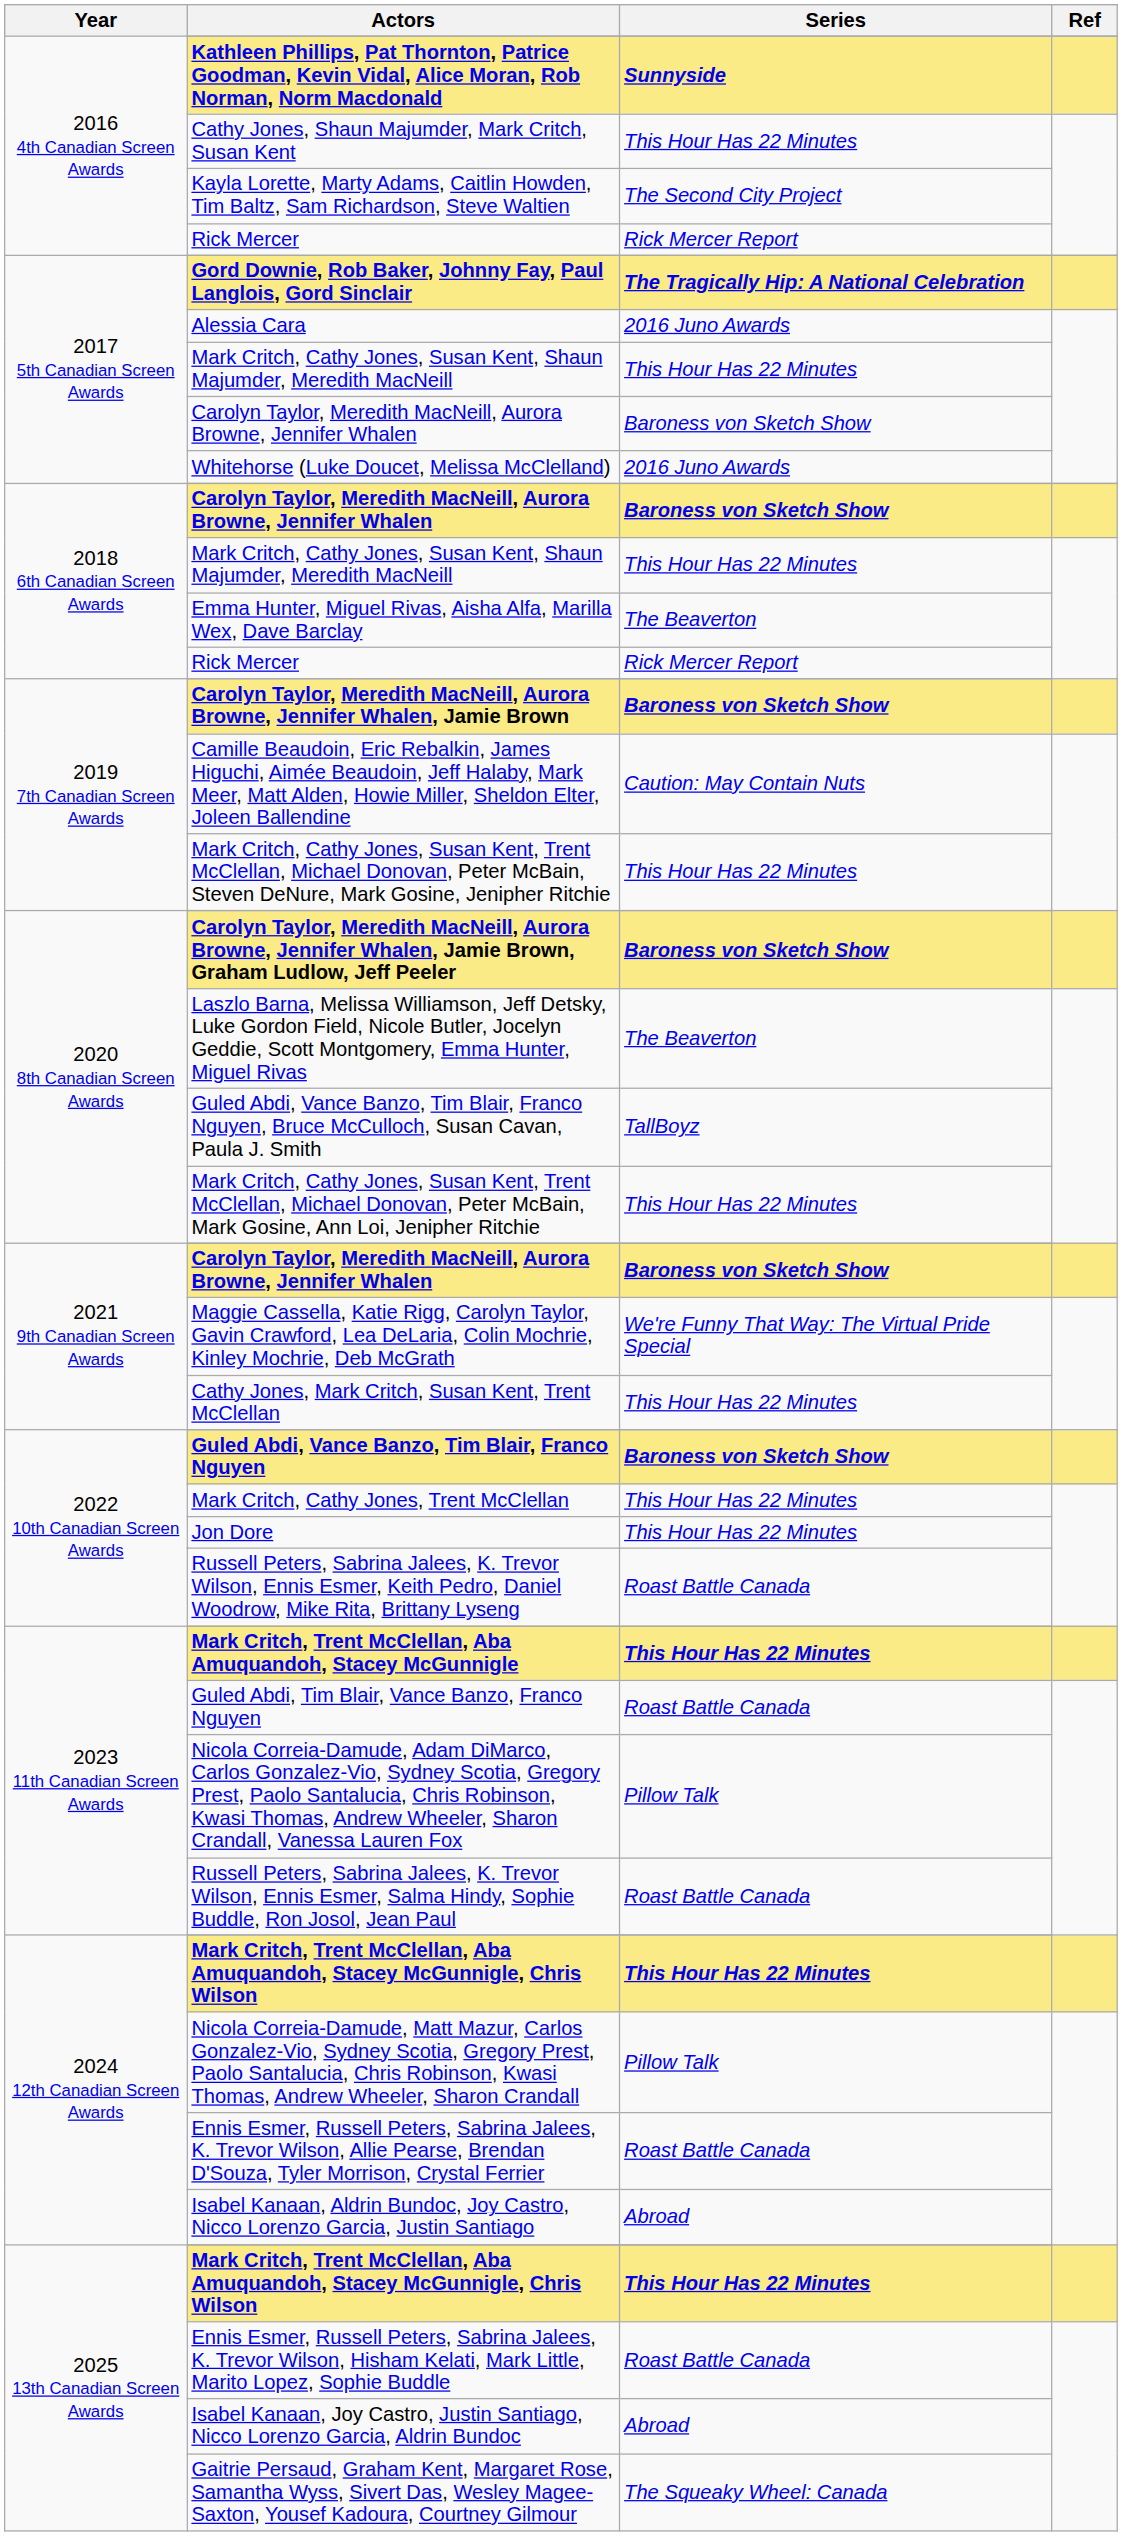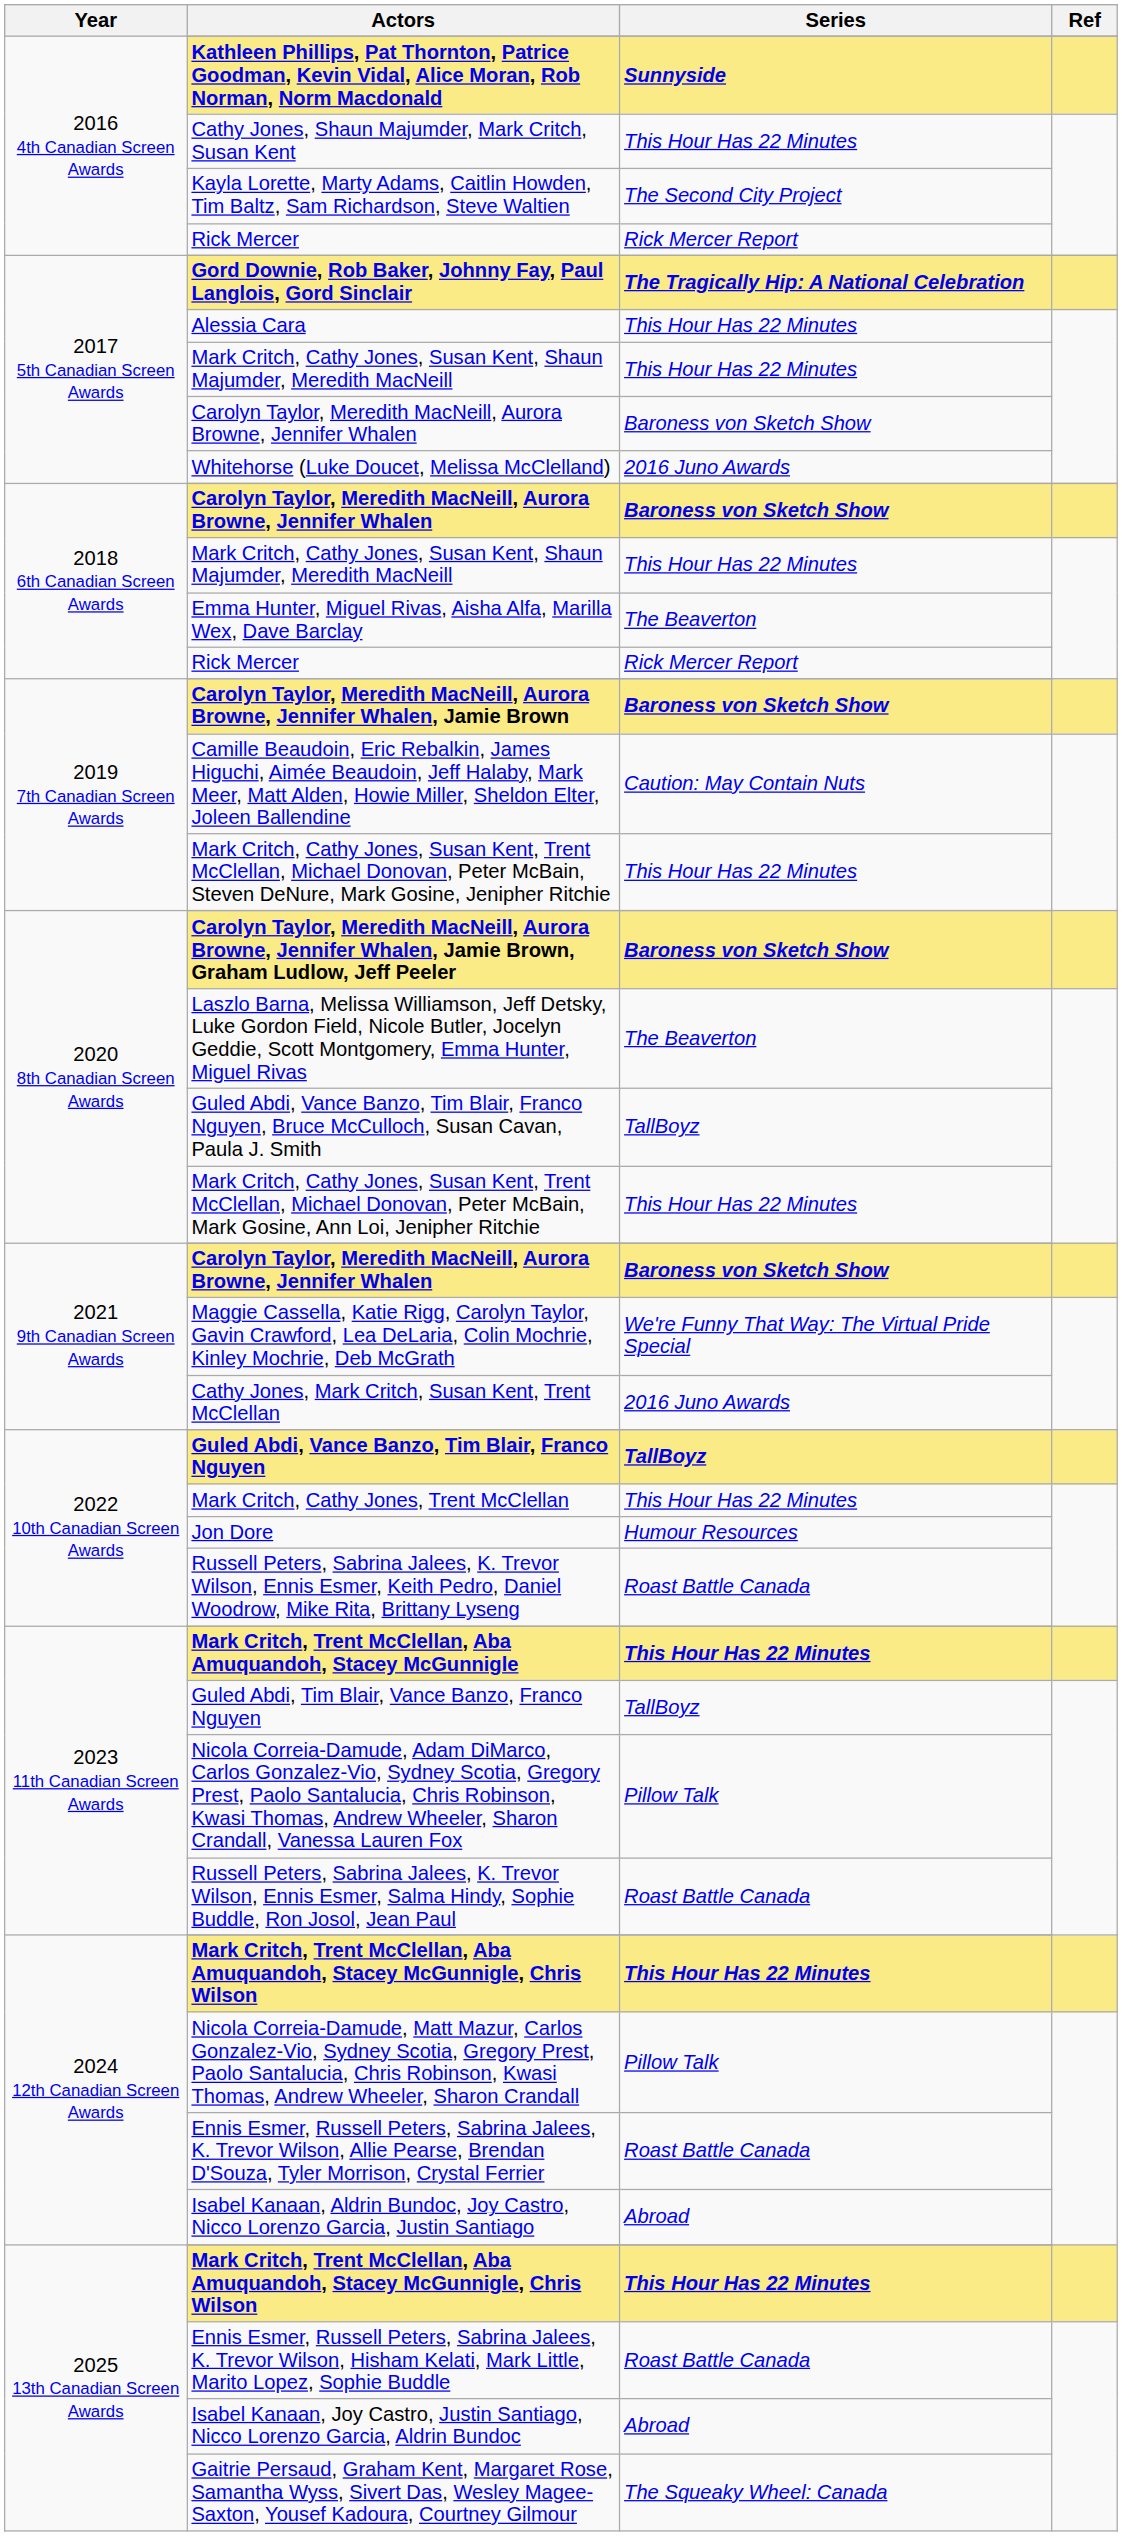(707, 325) 2016 Juno Awards -> (741, 325) This Hour Has 22 Minutes
(741, 1402) This Hour Has 22 Minutes -> (707, 1402) 2016 Juno Awards
(756, 1456) Baroness von Sketch Show -> (665, 1456) TallBoyz
(741, 1532) This Hour Has 22 Minutes -> (711, 1532) Humour Resources
(717, 1707) Roast Battle Canada -> (662, 1707) TallBoyz
